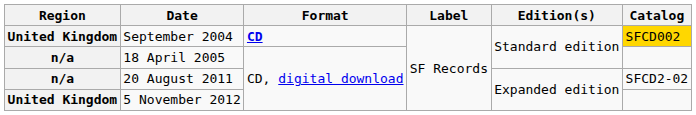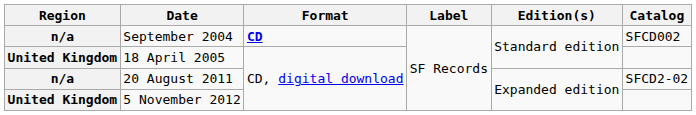(62, 36) United Kingdom -> (62, 36) n/a
(653, 36) gold background -> (653, 36) no background
(62, 57) n/a -> (62, 57) United Kingdom
